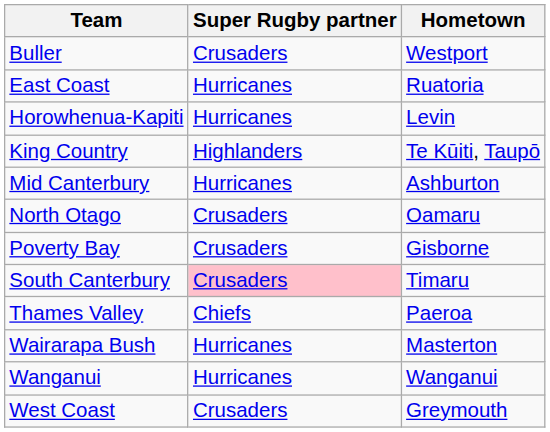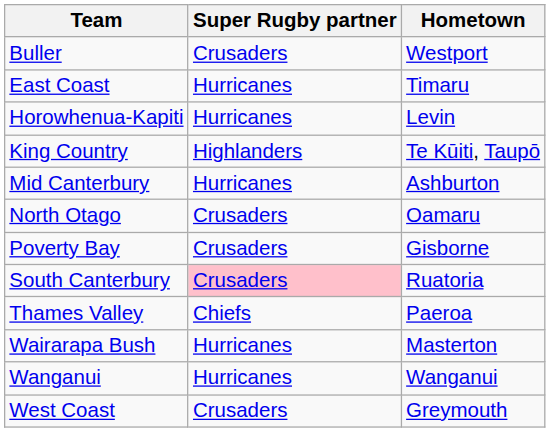(445, 85) Ruatoria -> (438, 85) Timaru
(438, 280) Timaru -> (445, 280) Ruatoria
